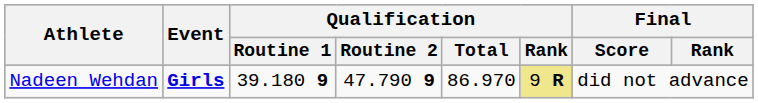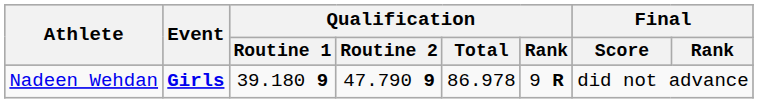(481, 81) 86.970 -> (481, 81) 86.978
(546, 81) khaki background -> (546, 81) no background
